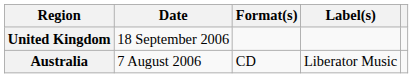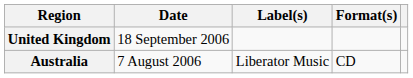columns swapped: (267, 15) <-> (351, 15)
